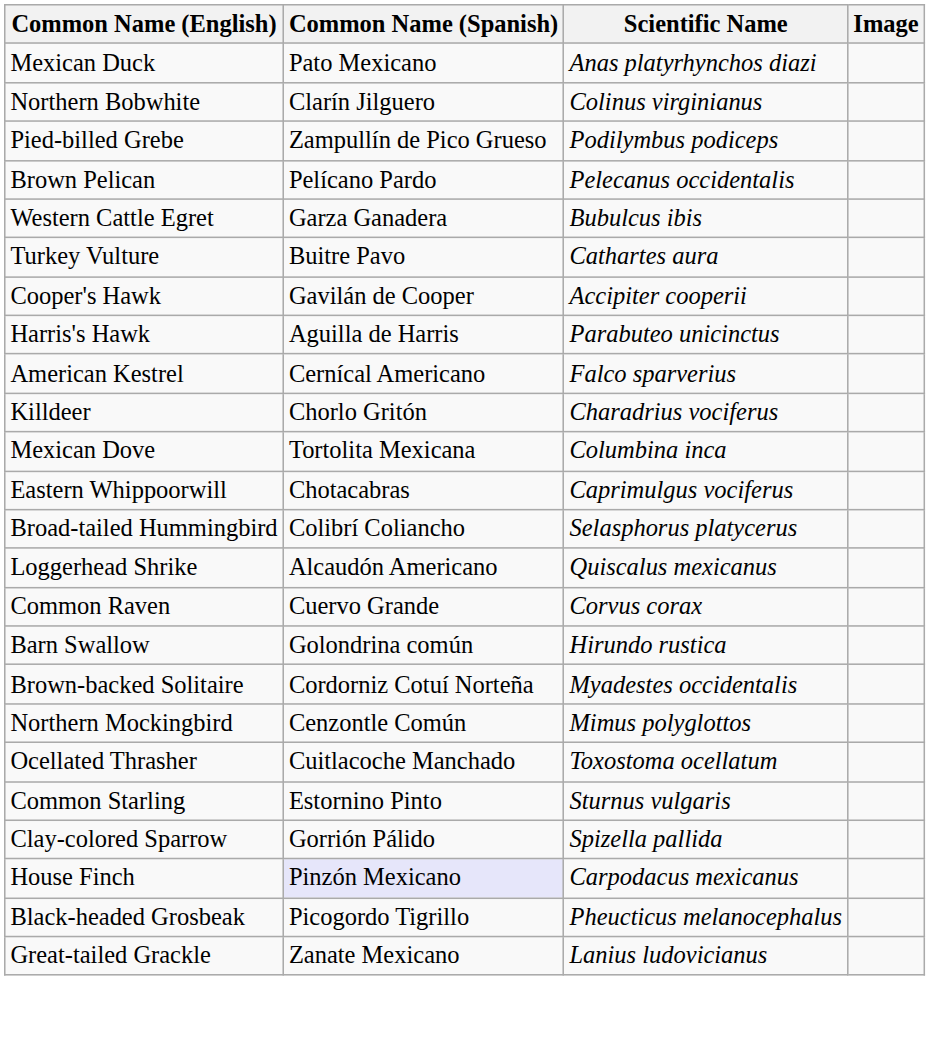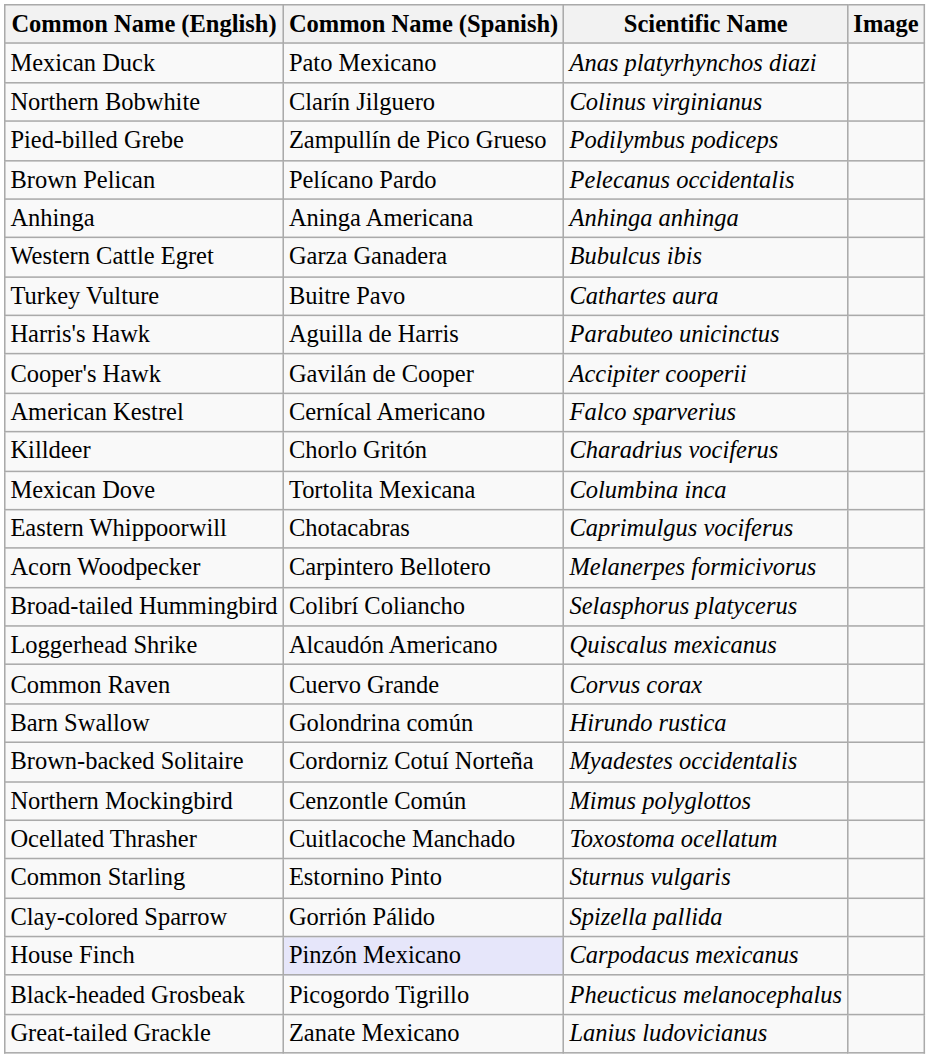+ row: (53, 218)
rows swapped: (86, 295) <-> (80, 334)
+ row: (105, 567)
